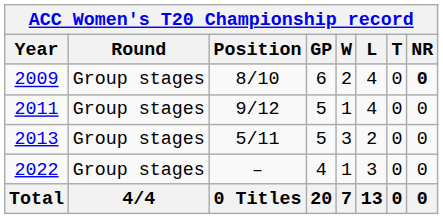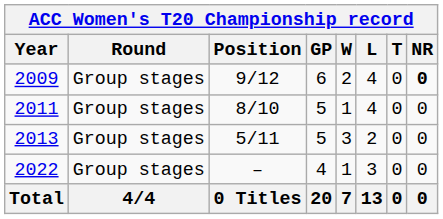(258, 79) 8/10 -> (258, 79) 9/12
(258, 109) 9/12 -> (258, 109) 8/10
